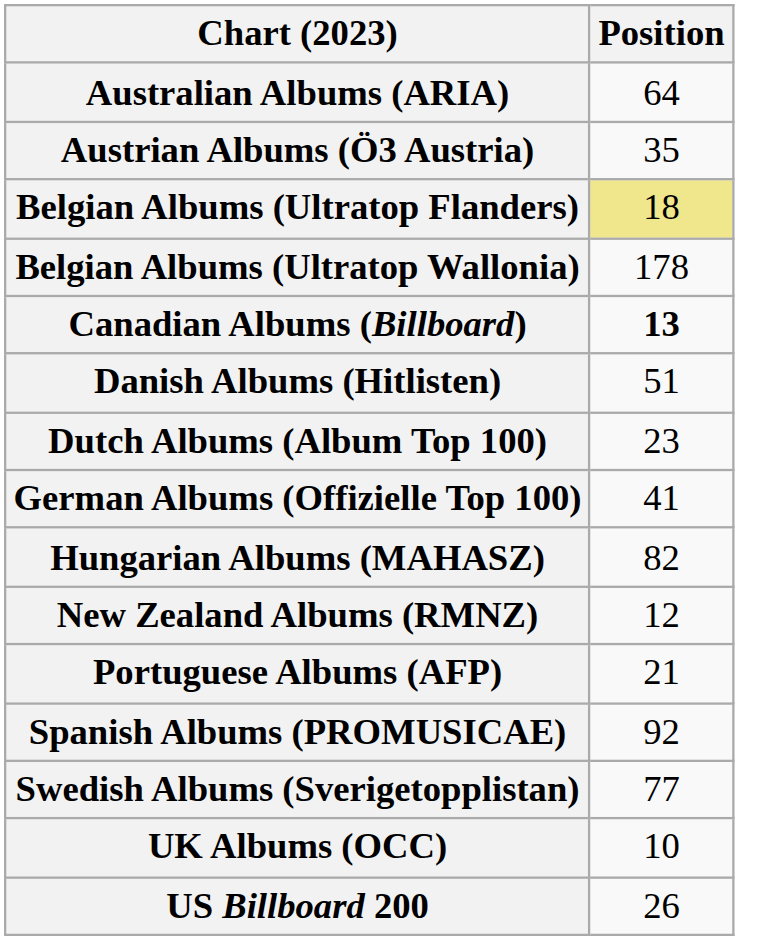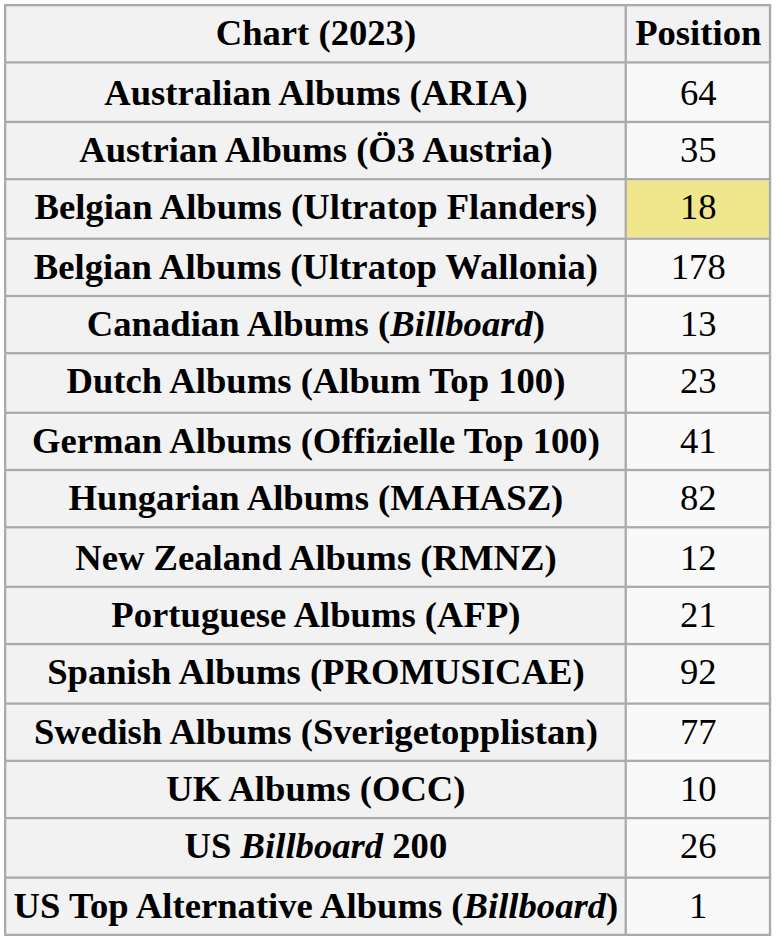(662, 324) bold -> (698, 324) normal
- row: (298, 382)
+ row: (316, 905)
